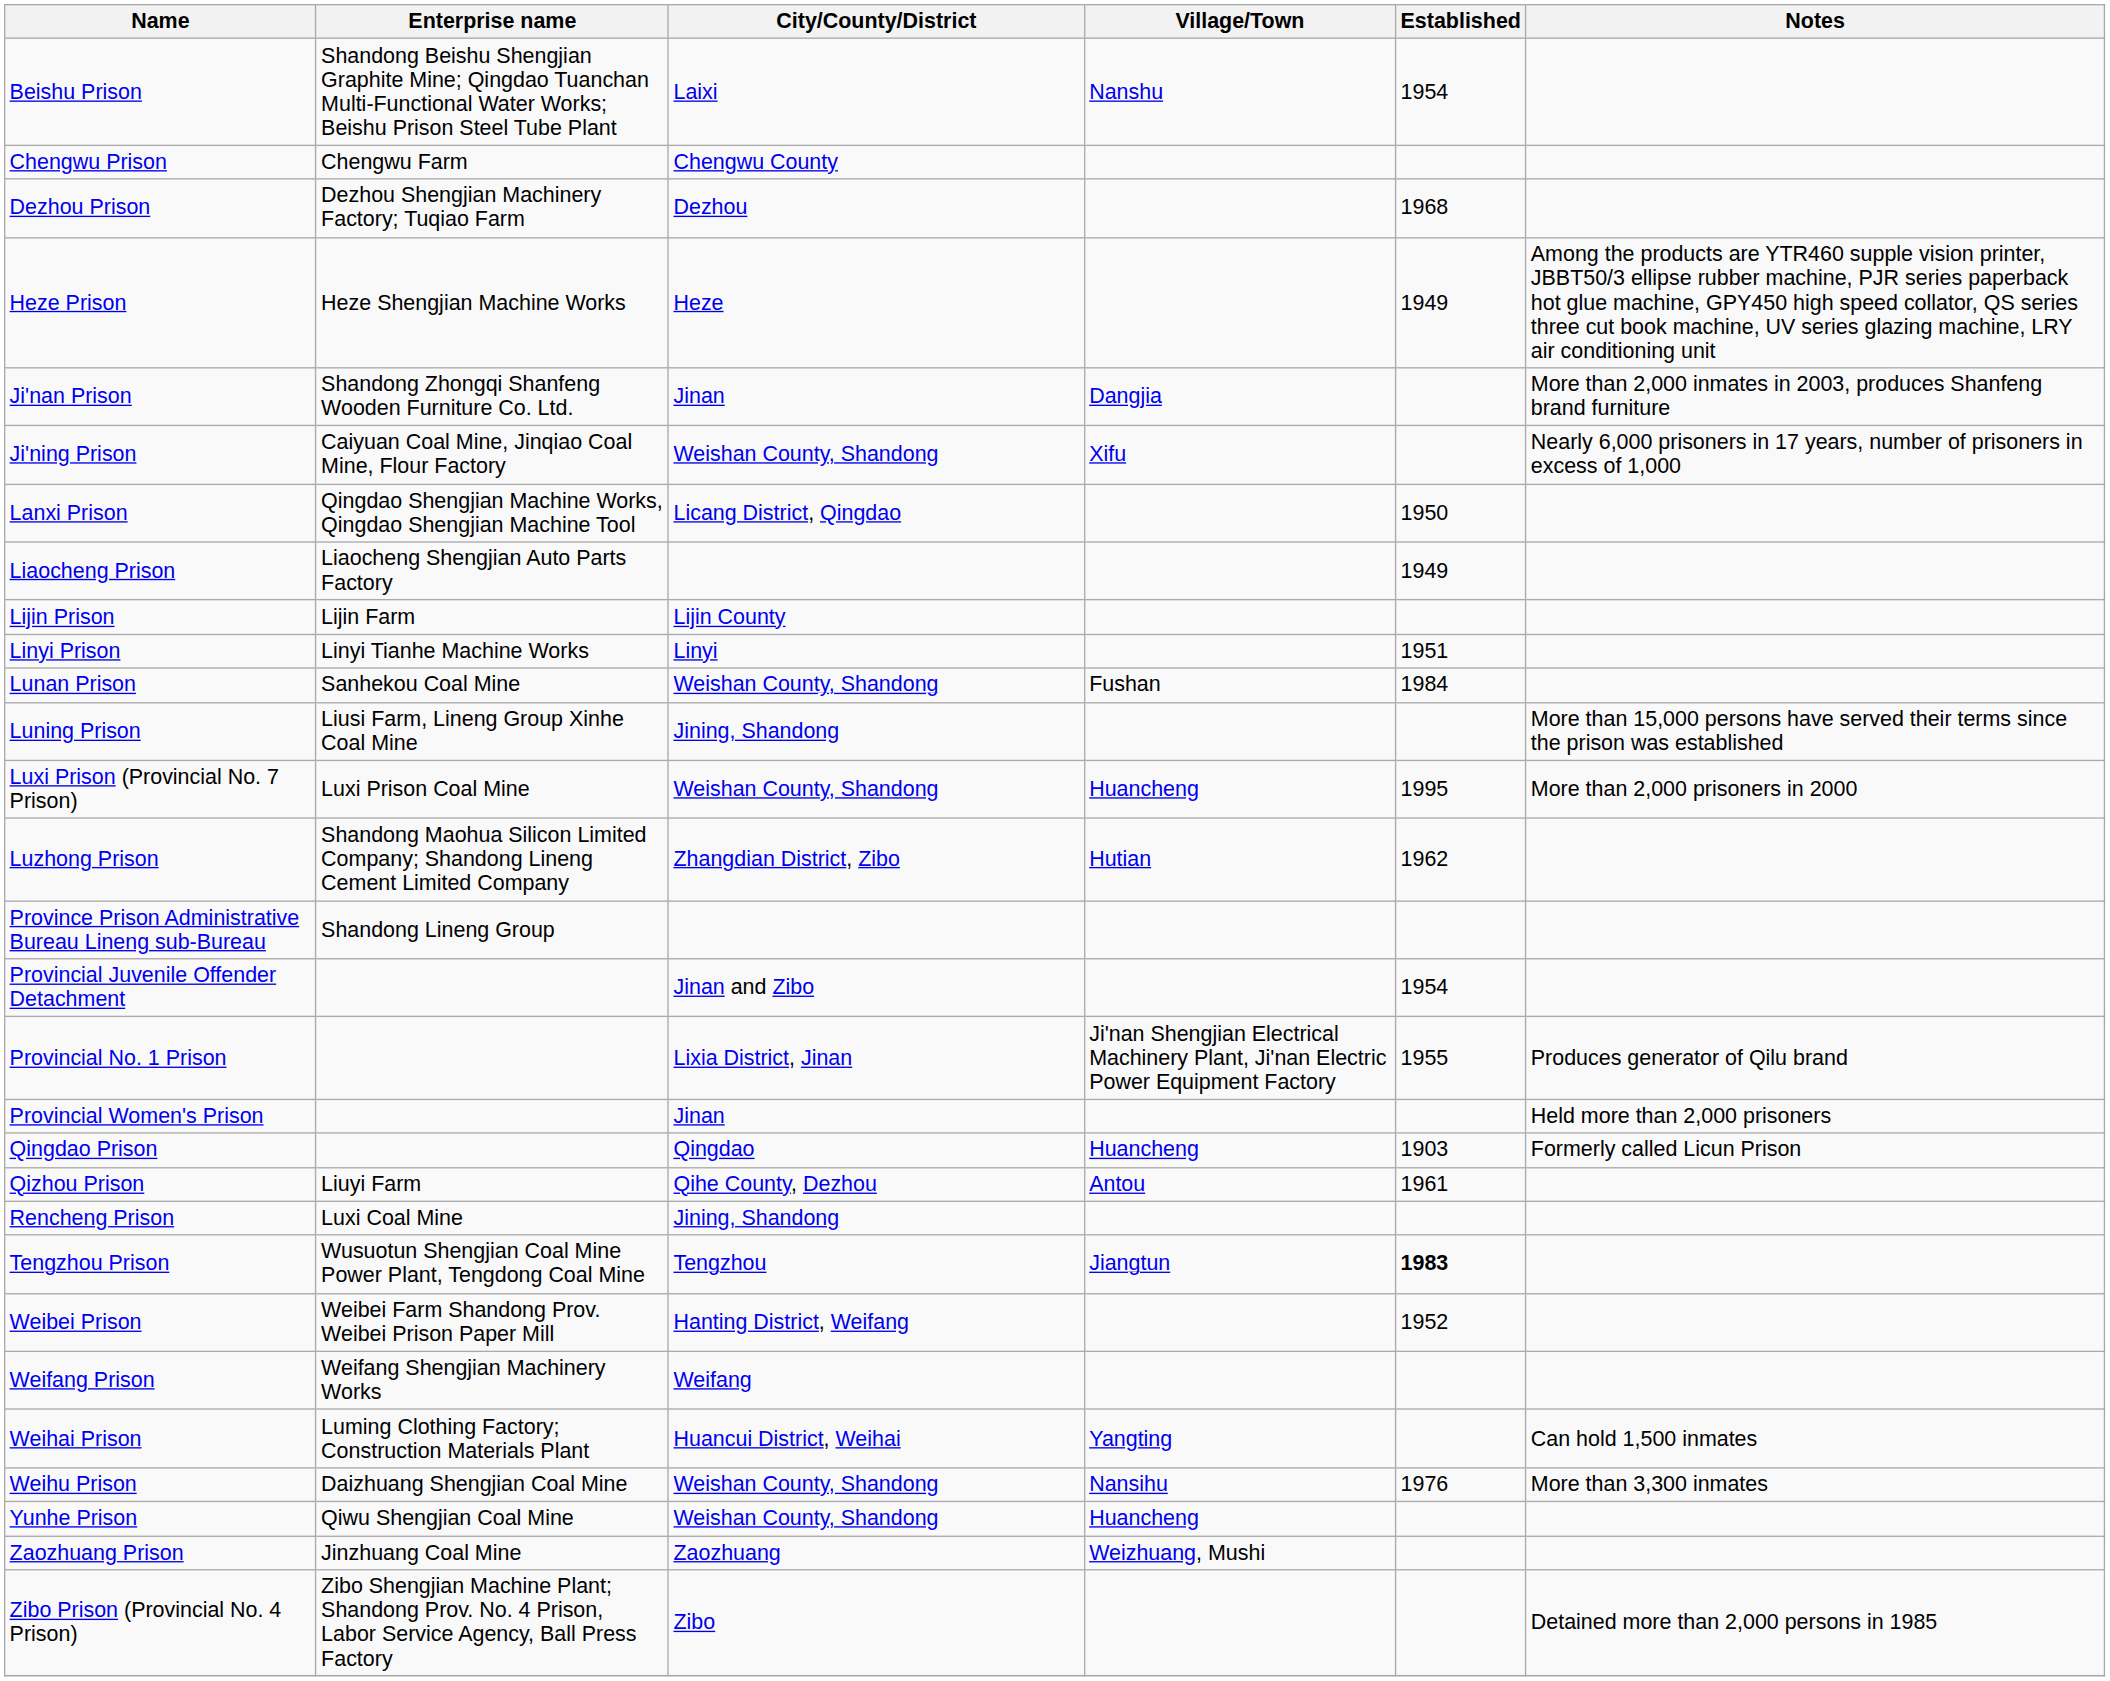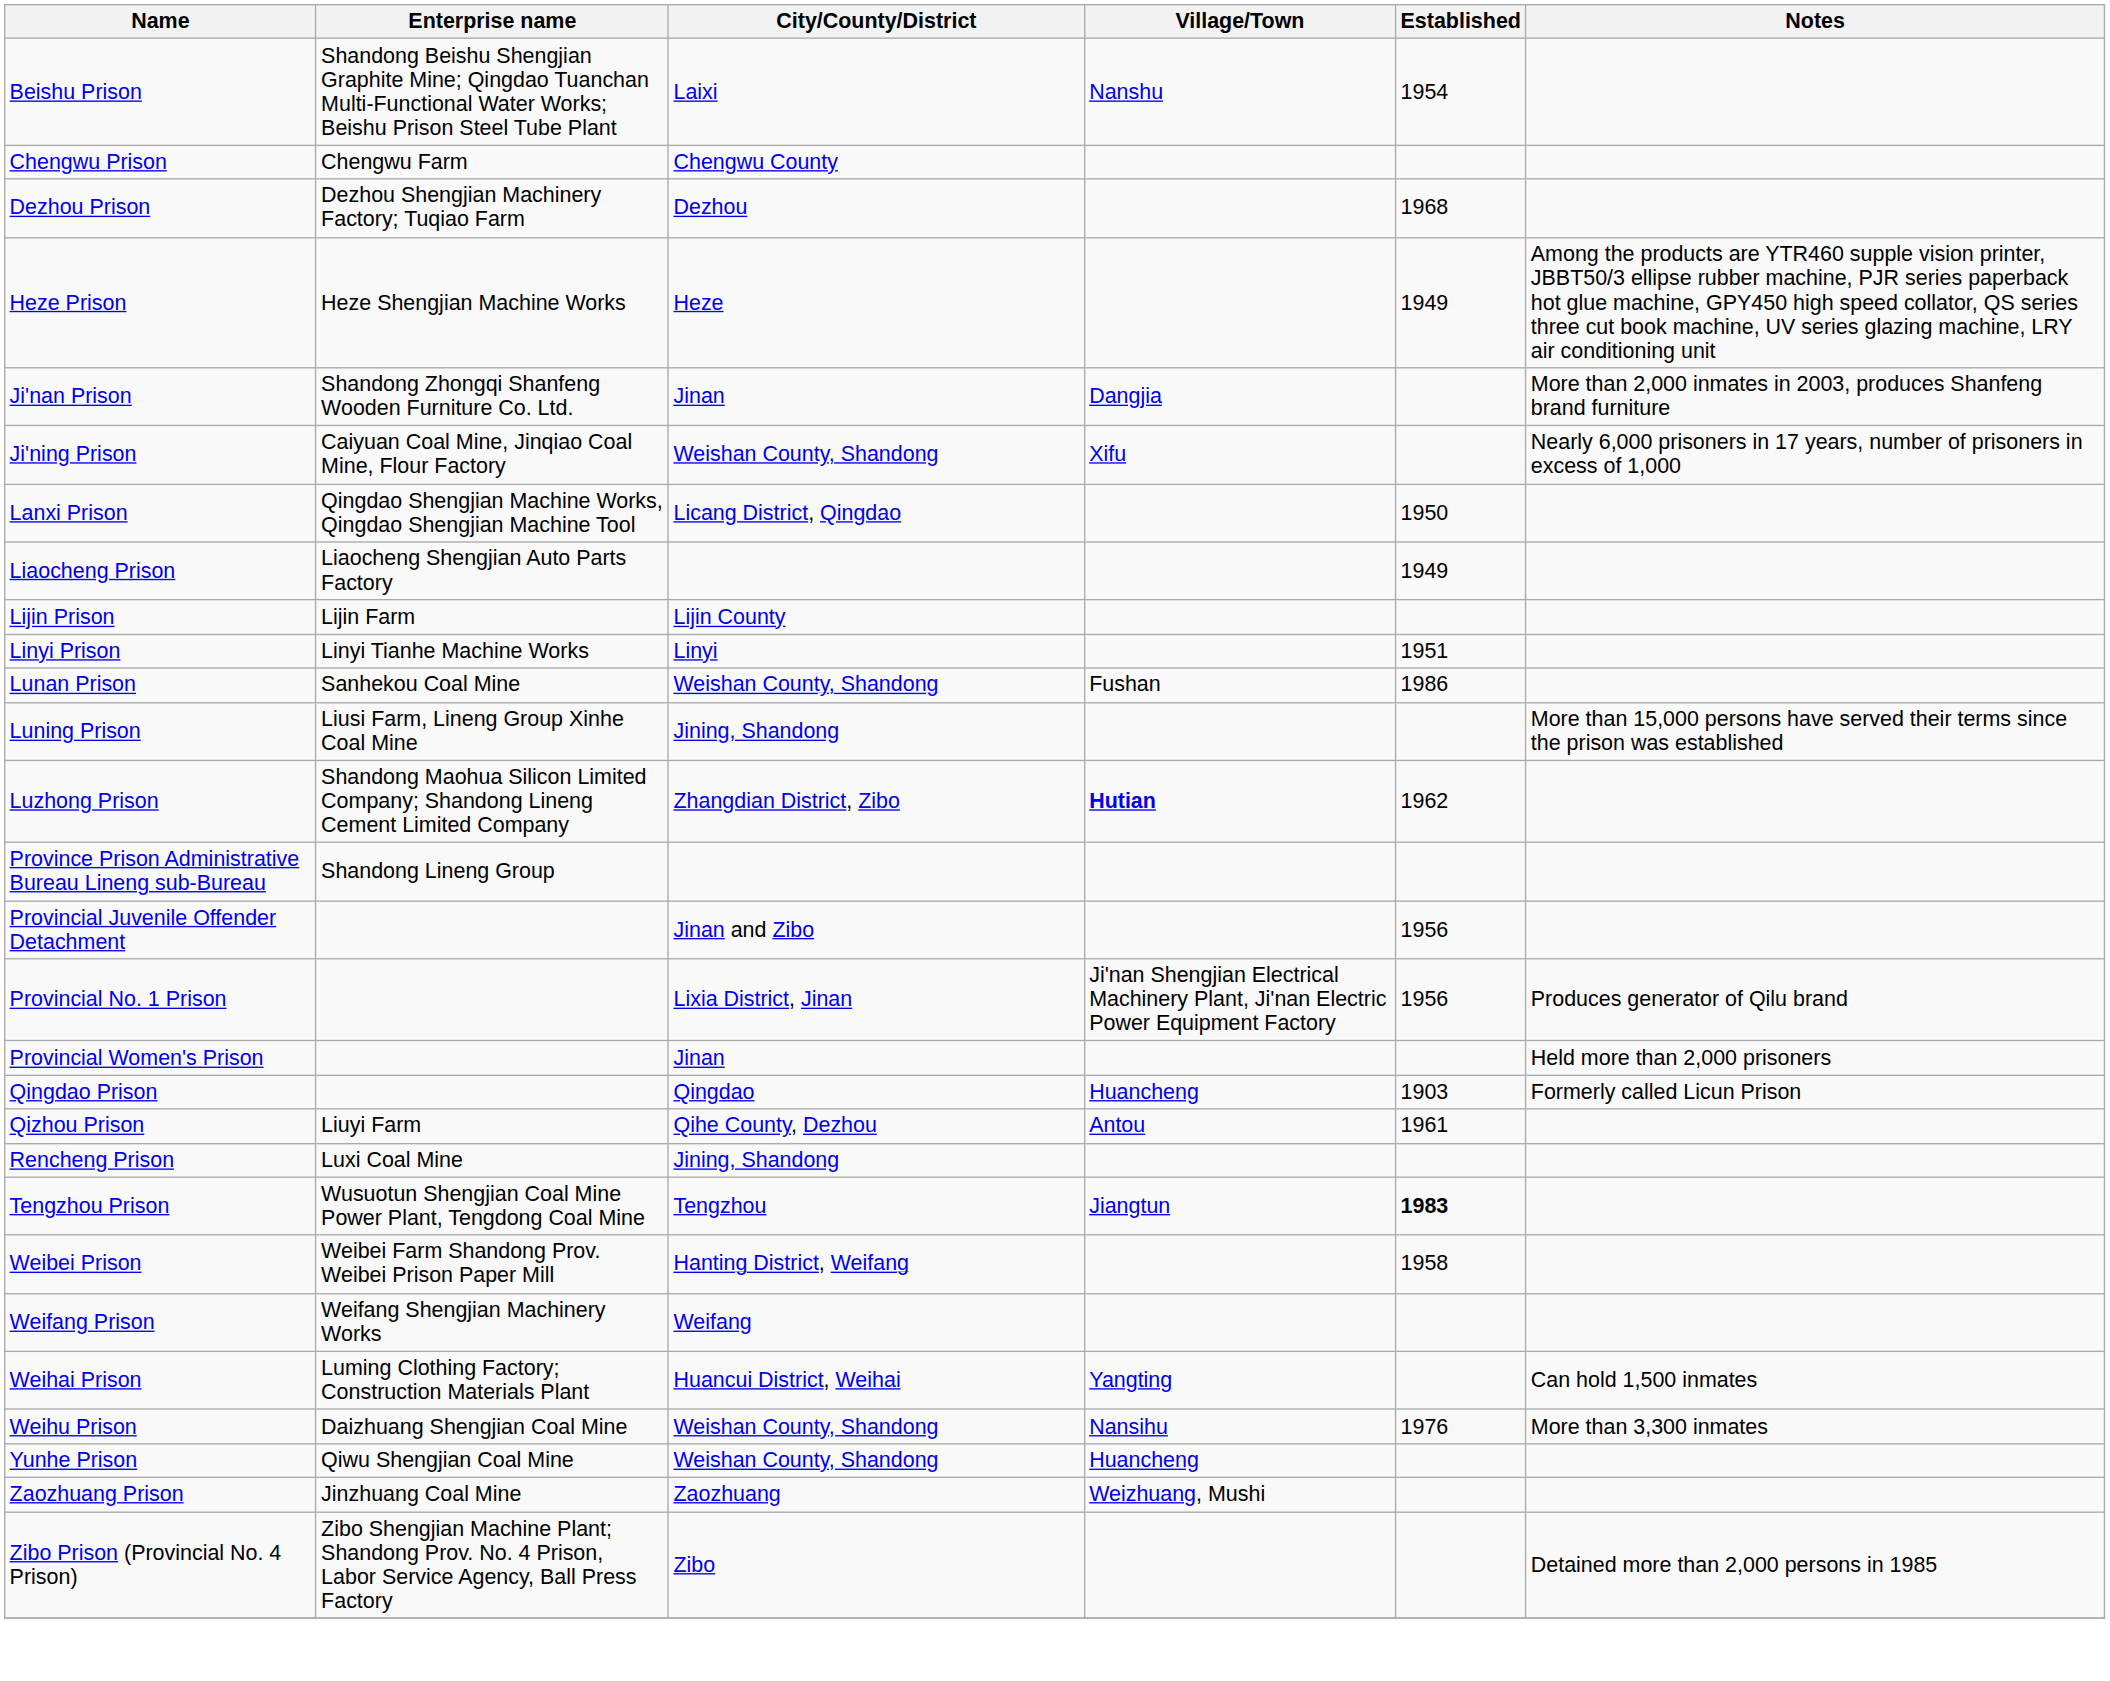(1424, 684) 1984 -> (1424, 684) 1986
- row: (144, 789)
(1120, 859) normal -> (1123, 801) bold
(1424, 987) 1954 -> (1424, 929) 1956
(1424, 1057) 1955 -> (1424, 999) 1956
(1424, 1322) 1952 -> (1424, 1264) 1958
